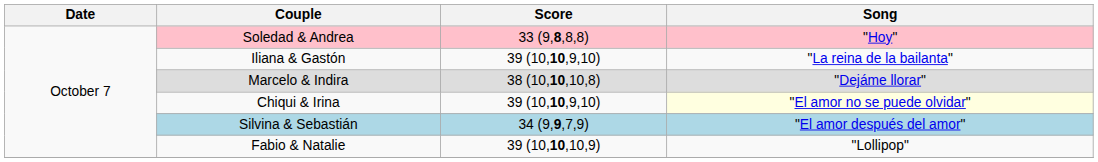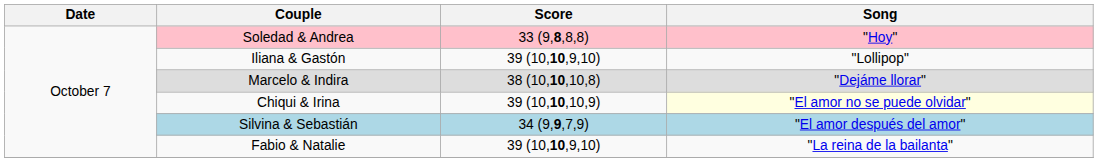(880, 59) "La reina de la bailanta" -> (880, 59) "Lollipop"
(554, 102) 39 (10,10,9,10) -> (554, 102) 39 (10,10,10,9)
(554, 146) 39 (10,10,10,9) -> (554, 146) 39 (10,10,9,10)
(880, 146) "Lollipop" -> (880, 146) "La reina de la bailanta"
